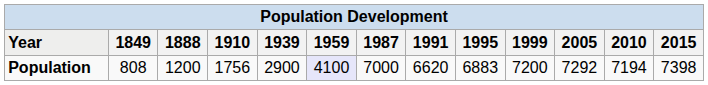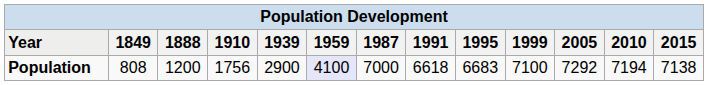(431, 67) 6620 -> (431, 67) 6618
(480, 67) 6883 -> (480, 67) 6683
(530, 67) 7200 -> (530, 67) 7100
(679, 67) 7398 -> (679, 67) 7138
